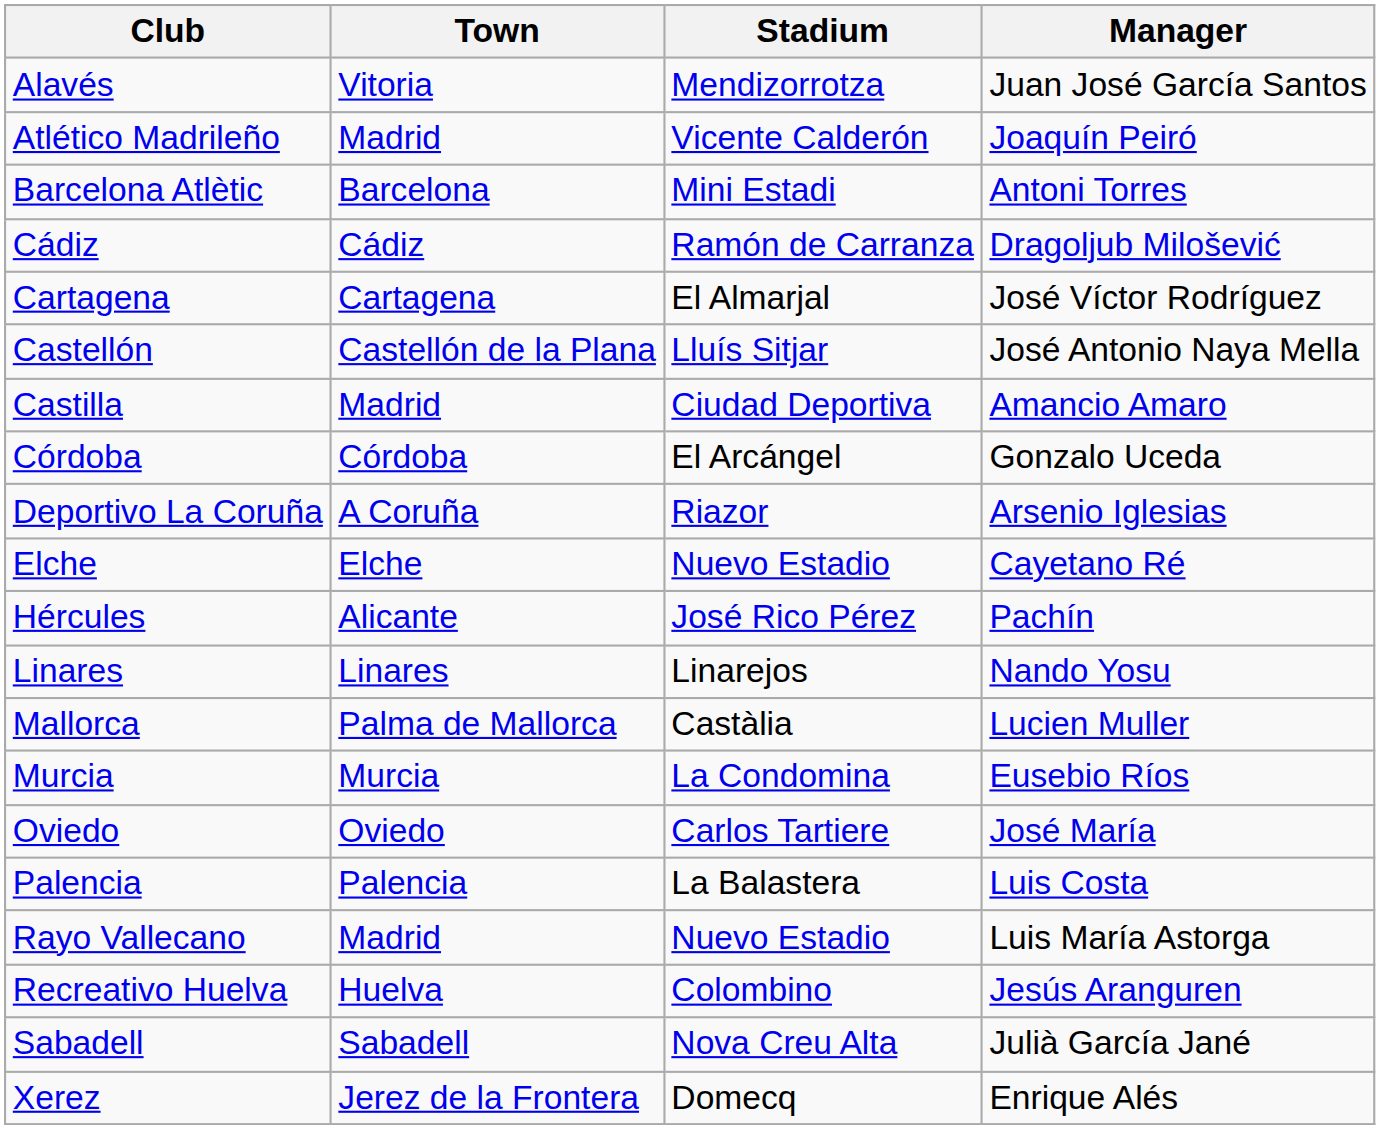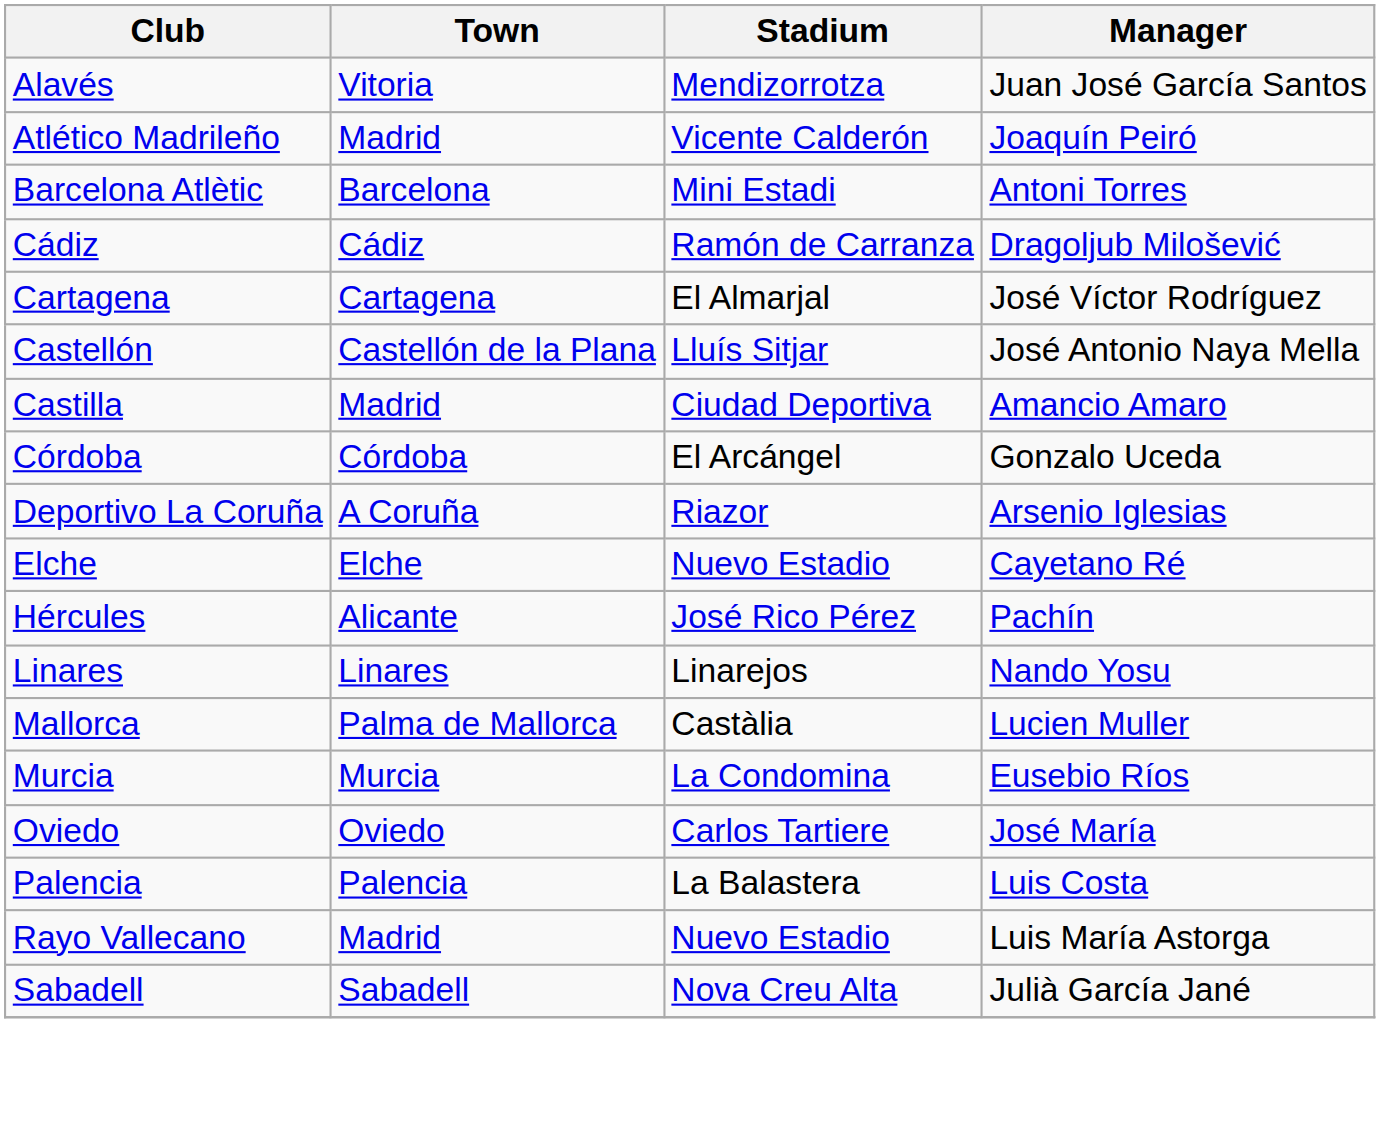- row: (150, 990)
- row: (57, 1096)
